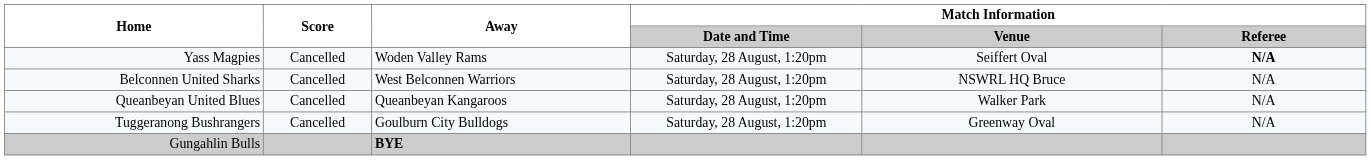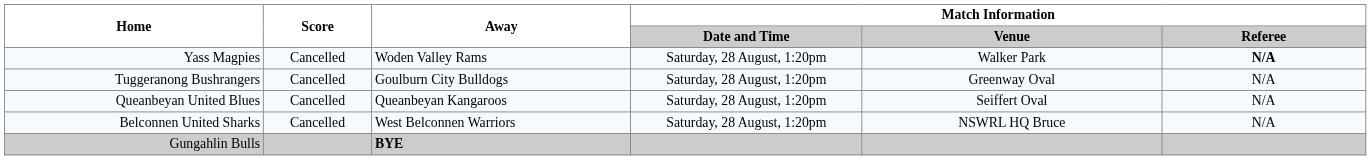(1012, 58) Seiffert Oval -> (1012, 58) Walker Park
rows swapped: (188, 122) <-> (190, 79)
(1012, 101) Walker Park -> (1012, 101) Seiffert Oval
